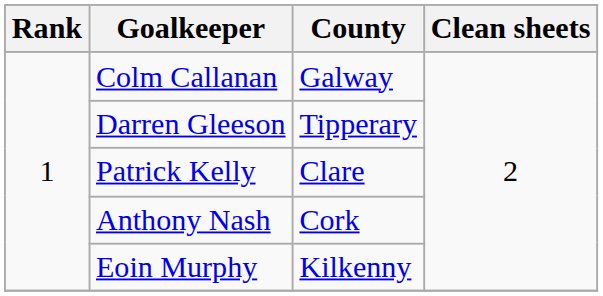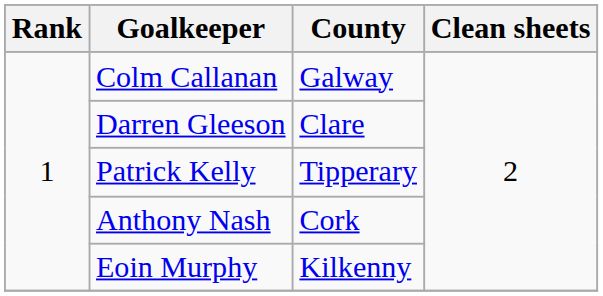(358, 123) Tipperary -> (332, 123) Clare
(332, 171) Clare -> (358, 171) Tipperary
